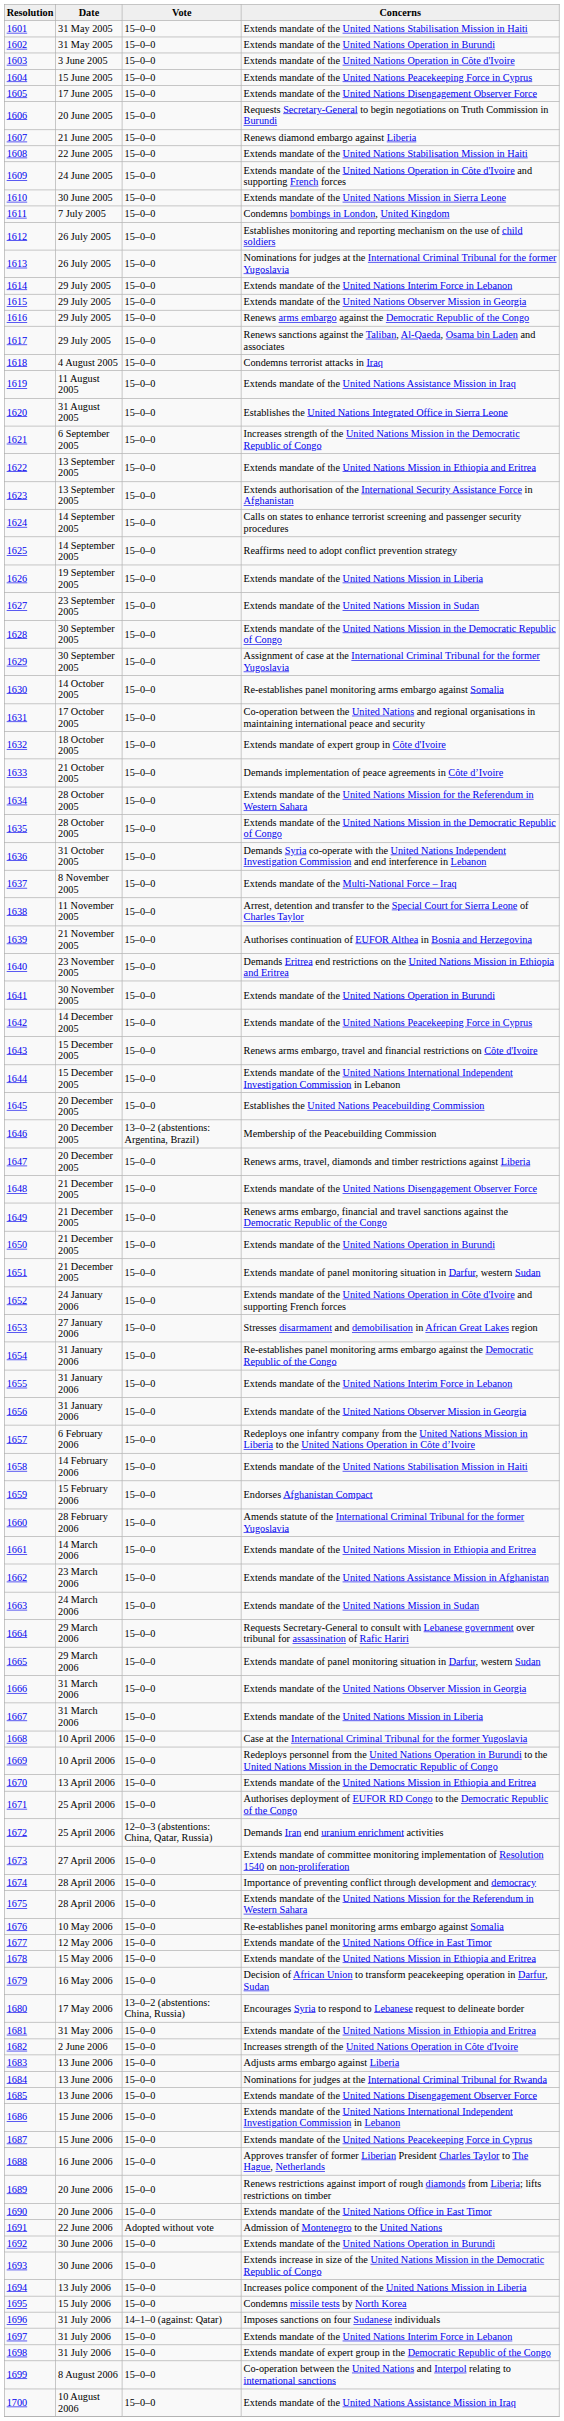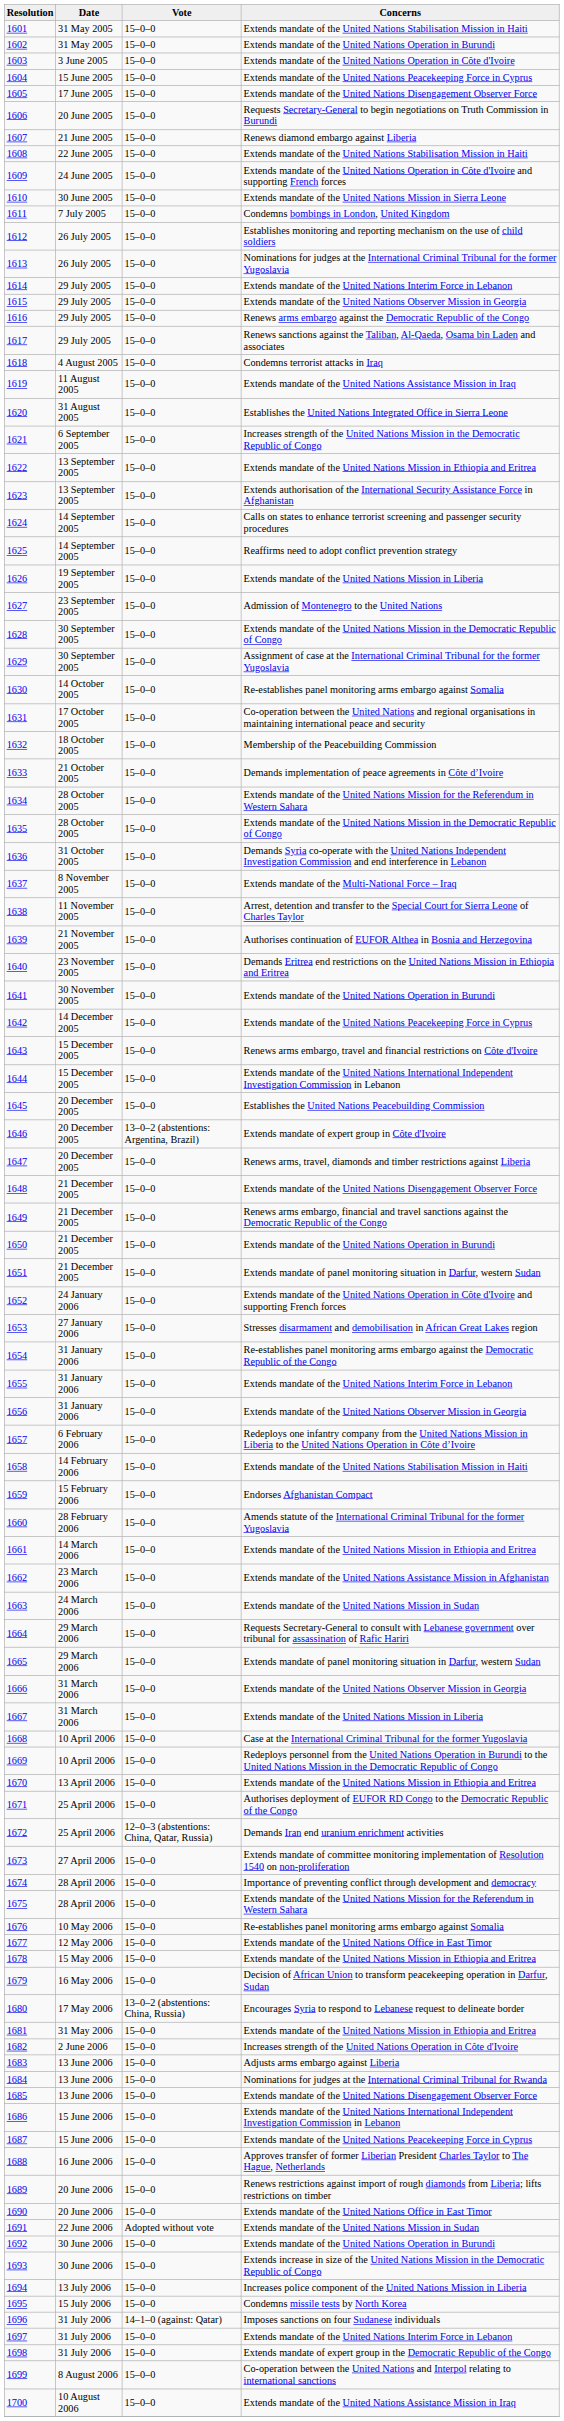(361, 606) Extends mandate of the United Nations Mission in Sudan -> (343, 606) Admission of Montenegro to the United Nations
(345, 745) Extends mandate of expert group in Côte d'Ivoire -> (340, 745) Membership of the Peacebuilding Commission
(340, 1134) Membership of the Peacebuilding Commission -> (345, 1134) Extends mandate of expert group in Côte d'Ivoire
(343, 2227) Admission of Montenegro to the United Nations -> (361, 2227) Extends mandate of the United Nations Mission in Sudan
